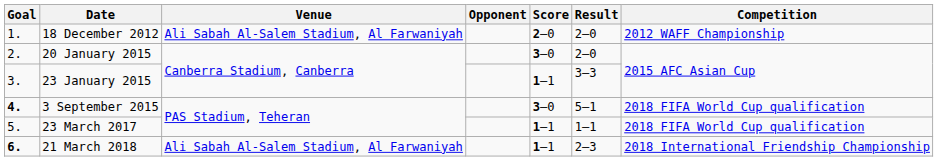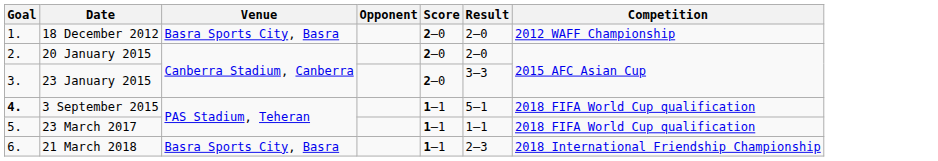(314, 34) Ali Sabah Al-Salem Stadium, Al Farwaniyah -> (252, 34) Basra Sports City, Basra
(544, 54) 3–0 -> (434, 54) 2–0
(544, 80) 1–1 -> (434, 80) 2–0
(544, 107) 3–0 -> (434, 107) 1–1
(15, 146) bold -> (15, 146) normal
(314, 146) Ali Sabah Al-Salem Stadium, Al Farwaniyah -> (252, 146) Basra Sports City, Basra
